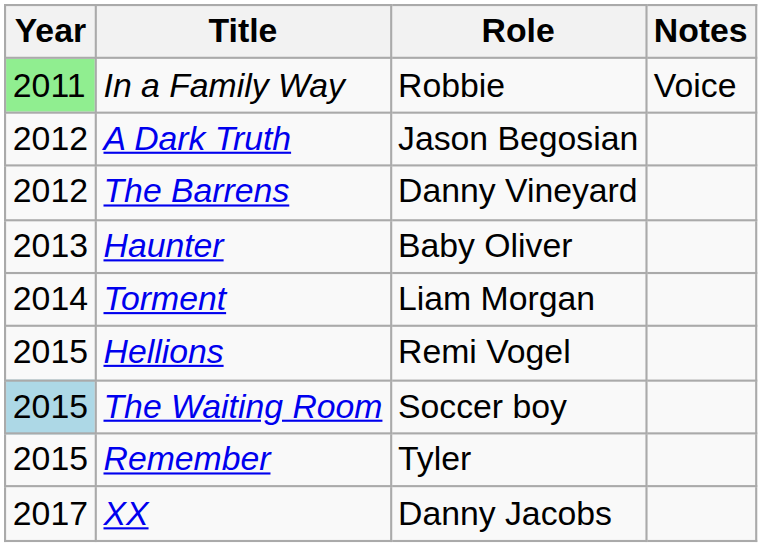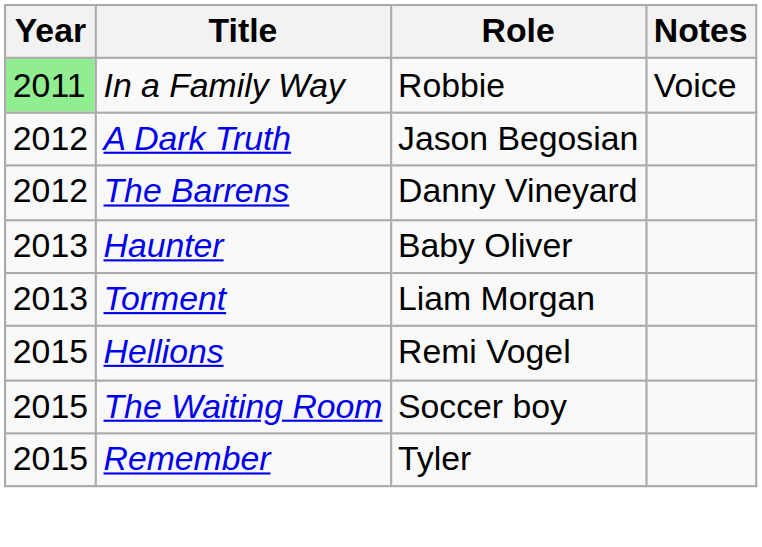(50, 298) 2014 -> (50, 298) 2013
(50, 406) lightblue background -> (50, 406) no background
- row: (126, 513)
